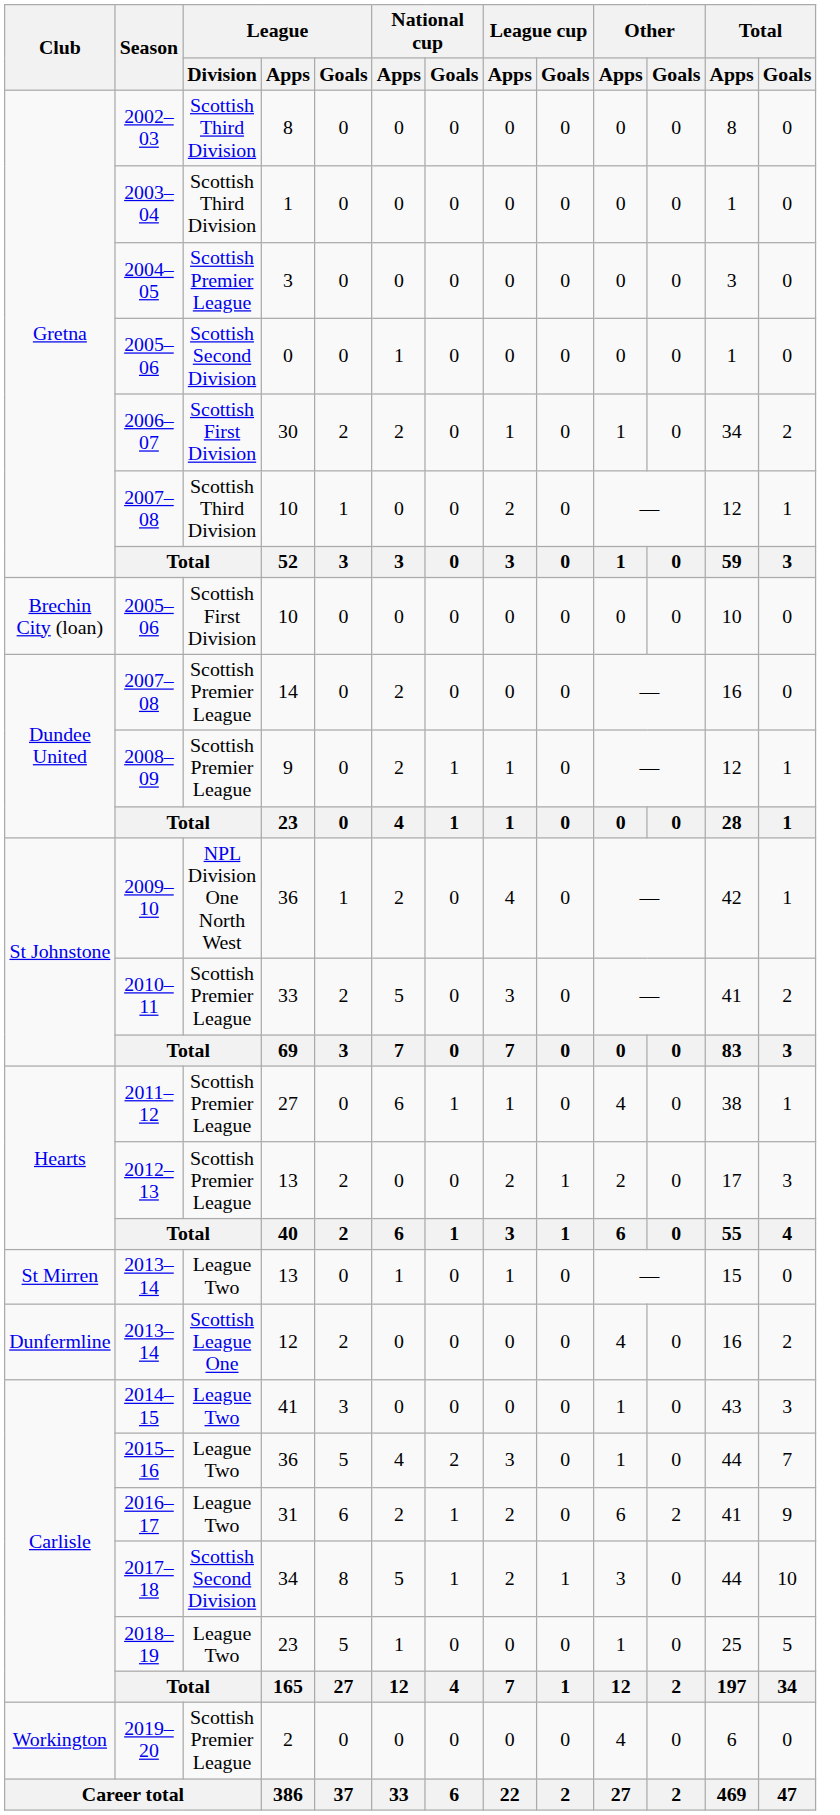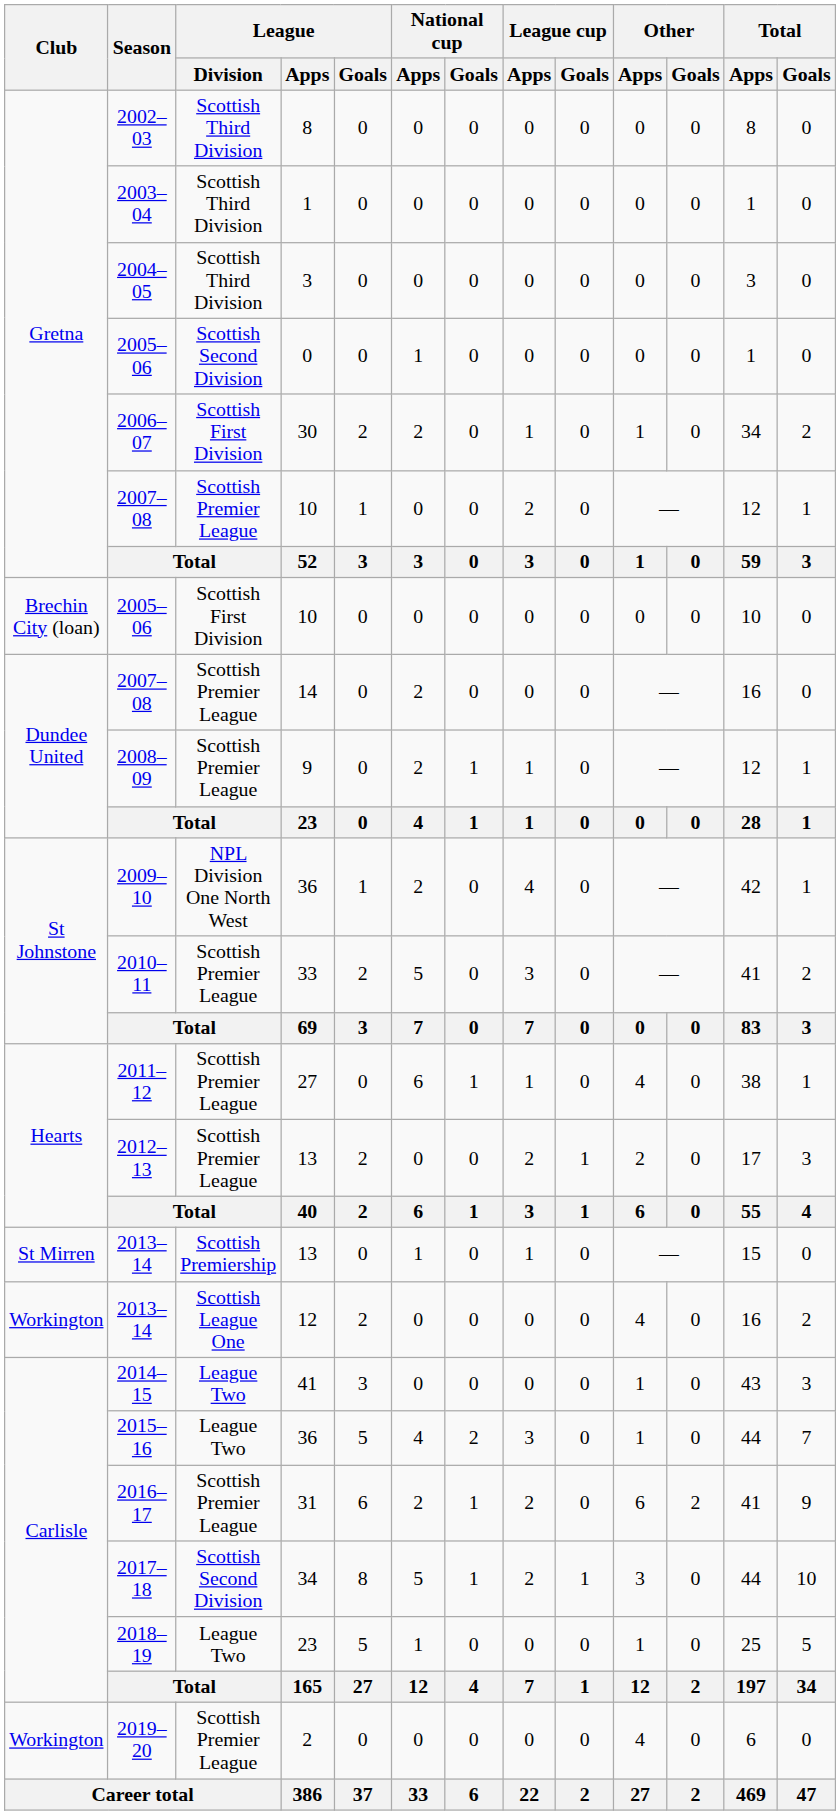(222, 280) Scottish Premier League -> (228, 280) Scottish Third Division
(222, 508) Scottish Third Division -> (228, 508) Scottish Premier League
(222, 1276) League Two -> (228, 1254) Scottish Premiership
(60, 1341) Dunfermline -> (56, 1319) Workington
(222, 1513) League Two -> (228, 1502) Scottish Premier League
